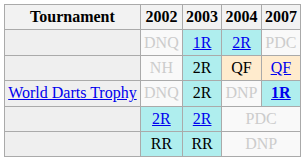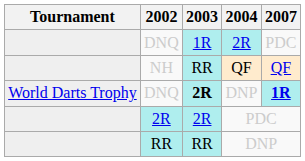(202, 67) 2R -> (202, 67) RR
(202, 93) normal -> (202, 93) bold
